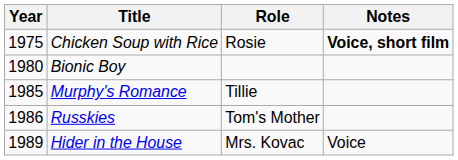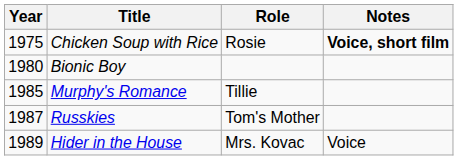(26, 117) 1986 -> (26, 117) 1987
